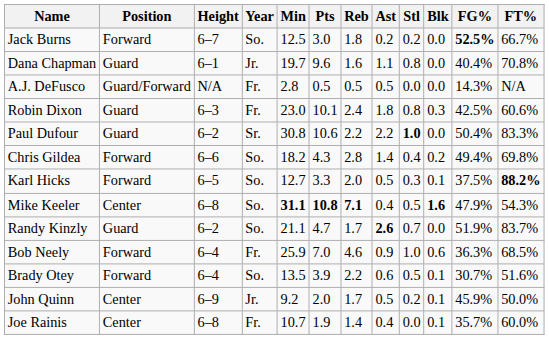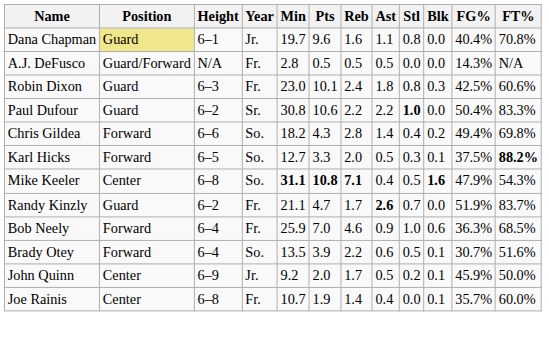- row: (39, 40)
(121, 63) no background -> (121, 40) khaki background
(255, 228) So. -> (253, 204) Fr.
